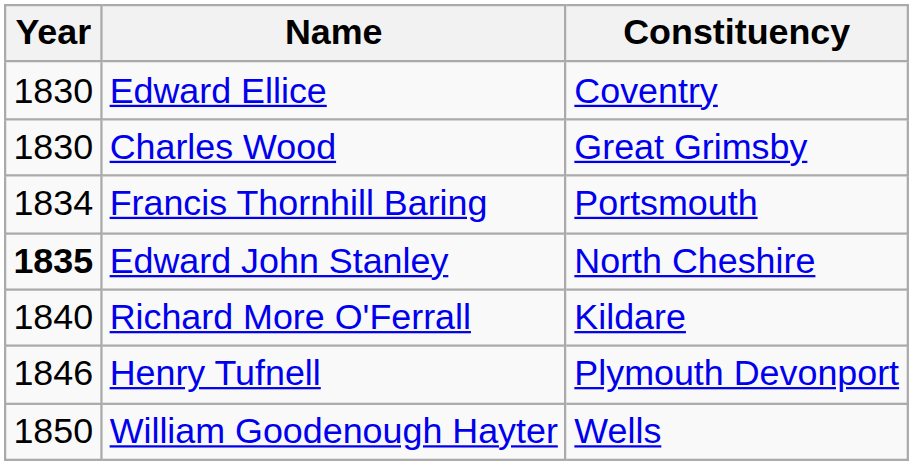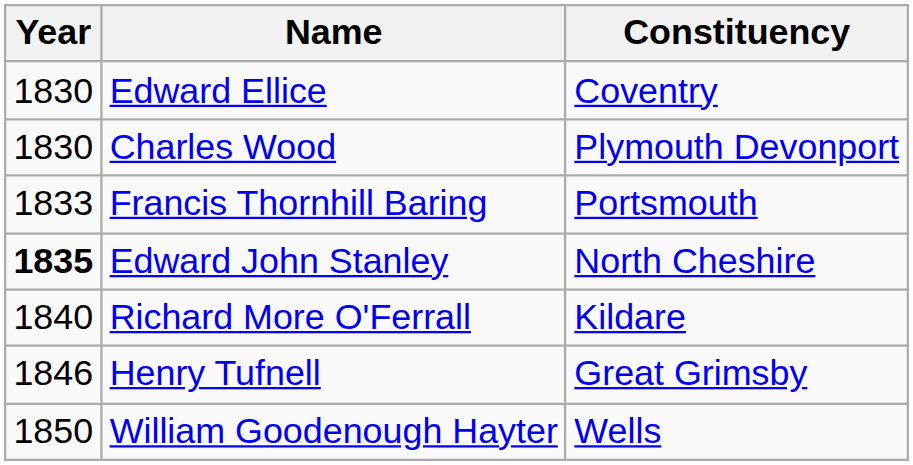(691, 146) Great Grimsby -> (737, 146) Plymouth Devonport
(53, 203) 1834 -> (53, 203) 1833
(737, 373) Plymouth Devonport -> (691, 373) Great Grimsby
